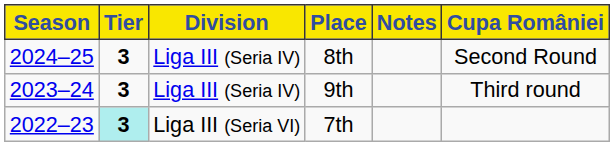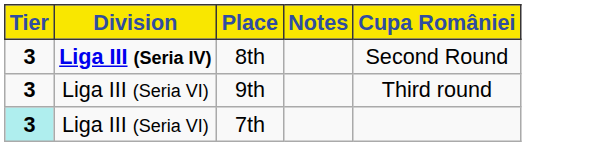- column: (52, 22)
(227, 56) normal -> (135, 56) bold
(227, 90) Liga III (Seria IV) -> (135, 90) Liga III (Seria VI)
